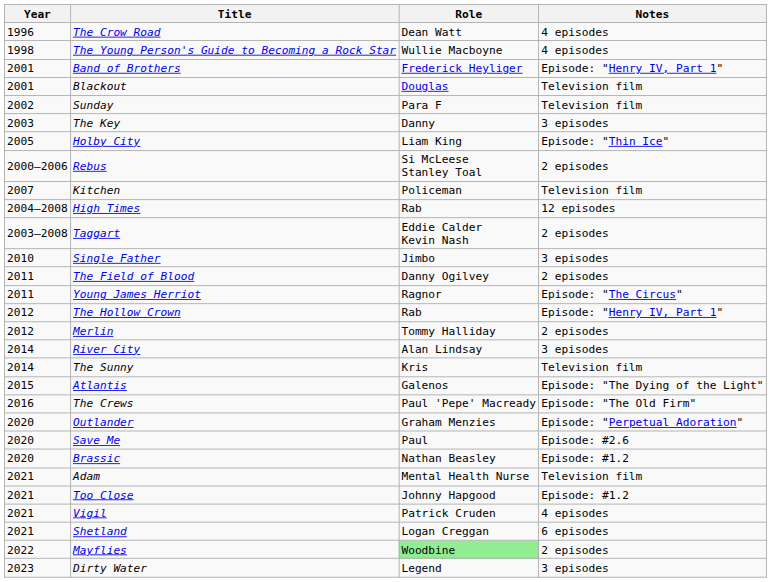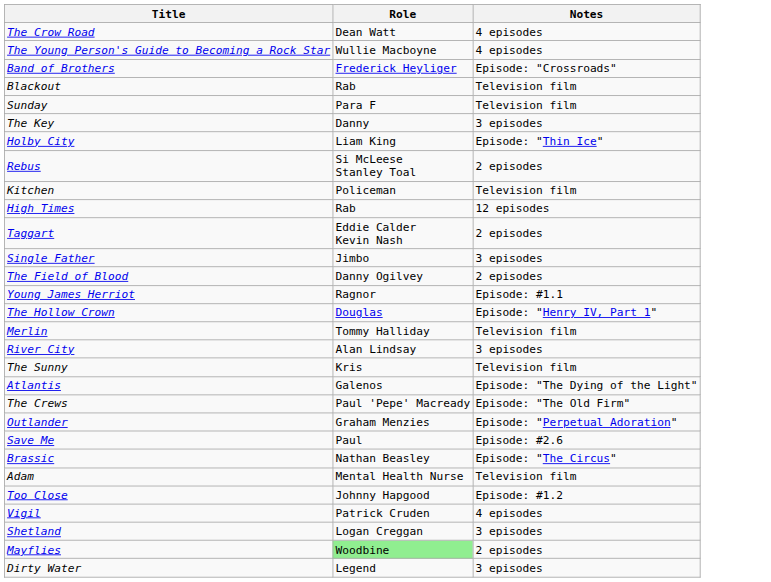- column: (37, 14)
(632, 68) Episode: "Henry IV, Part 1" -> (546, 68) Episode: "Crossroads"
(425, 86) Douglas -> (346, 86) Rab
(612, 294) Episode: "The Circus" -> (519, 294) Episode: #1.1
(412, 313) Rab -> (359, 313) Douglas
(575, 331) 2 episodes -> (526, 331) Television film
(585, 458) Episode: #1.2 -> (546, 458) Episode: "The Circus"
(575, 531) 6 episodes -> (509, 531) 3 episodes
